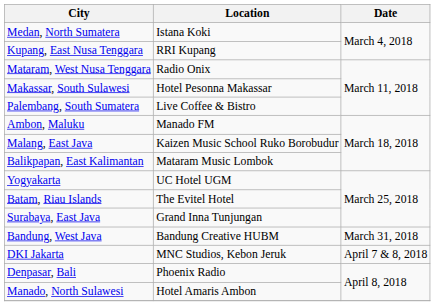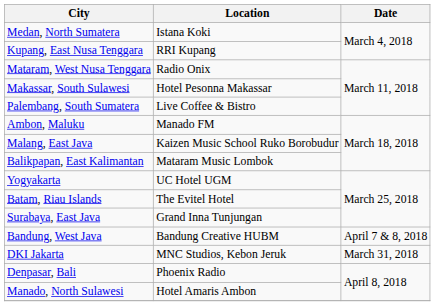(381, 236) March 31, 2018 -> (386, 236) April 7 & 8, 2018
(386, 254) April 7 & 8, 2018 -> (381, 254) March 31, 2018
